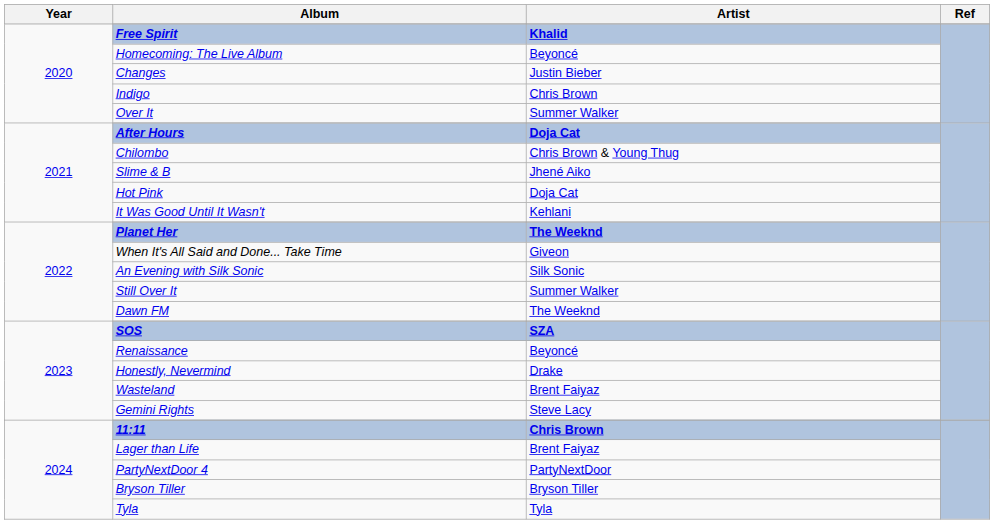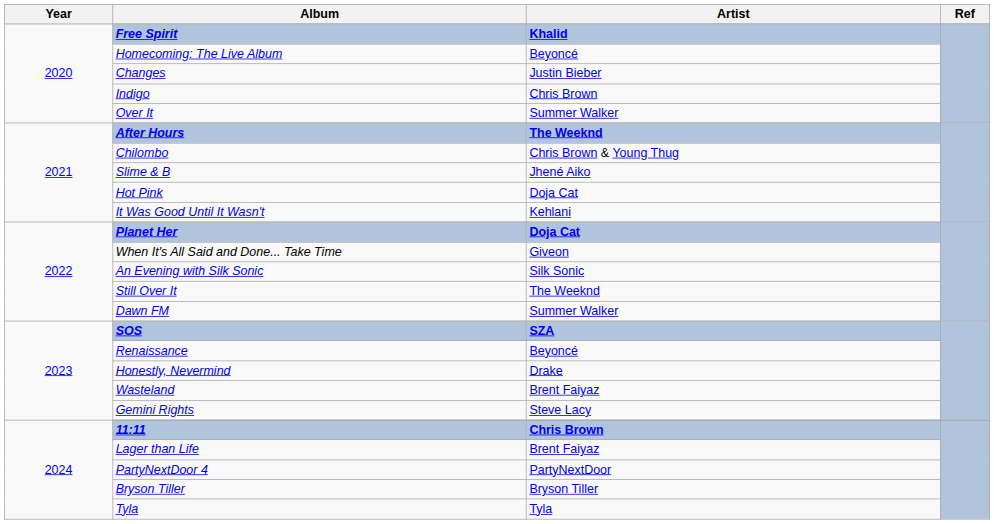(555, 133) Doja Cat -> (566, 133) The Weeknd
(566, 232) The Weeknd -> (555, 232) Doja Cat
(574, 291) Summer Walker -> (565, 291) The Weeknd
(565, 311) The Weeknd -> (574, 311) Summer Walker
